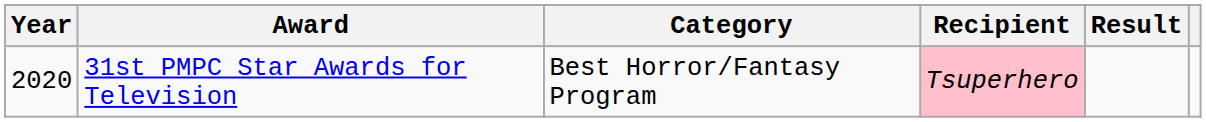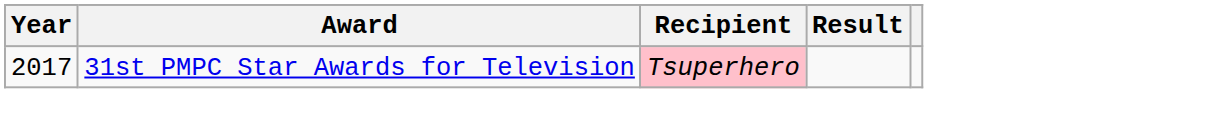- column: (731, 26)
(42, 82) 2020 -> (42, 67) 2017
